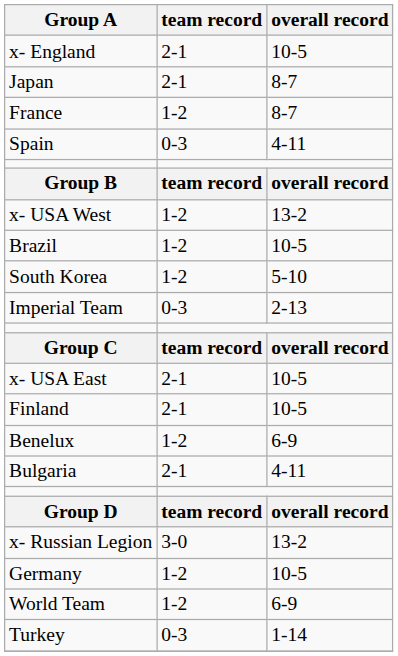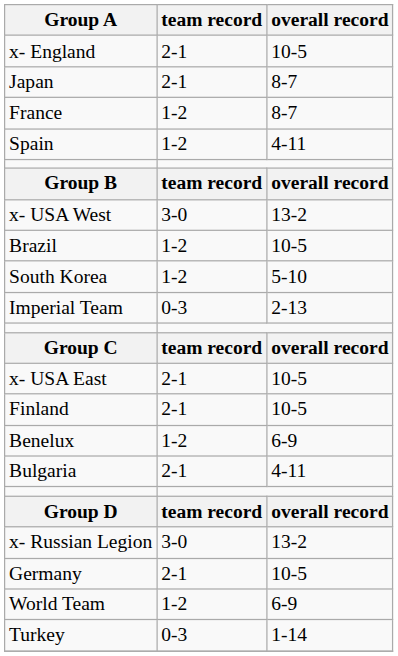(174, 143) 0-3 -> (174, 143) 1-2
(174, 214) 1-2 -> (174, 214) 3-0
(174, 573) 1-2 -> (174, 573) 2-1
